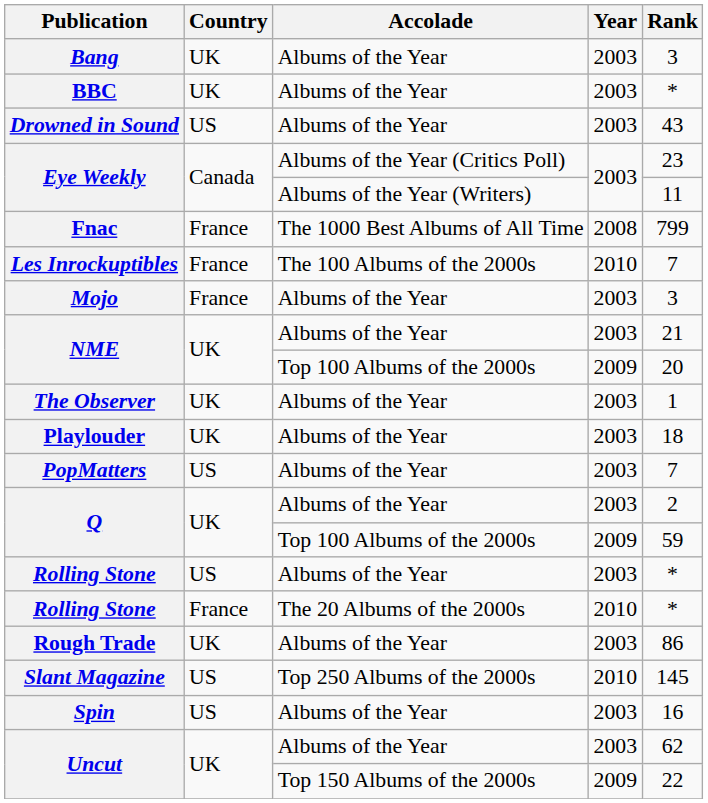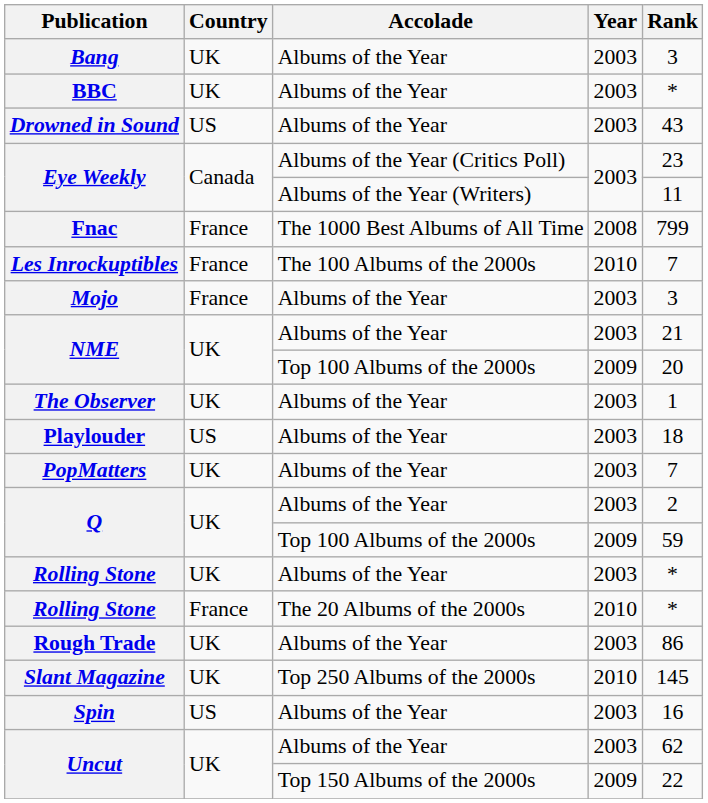(205, 435) UK -> (203, 435) US
(203, 470) US -> (205, 470) UK
(203, 573) US -> (205, 573) UK
(203, 677) US -> (205, 677) UK
